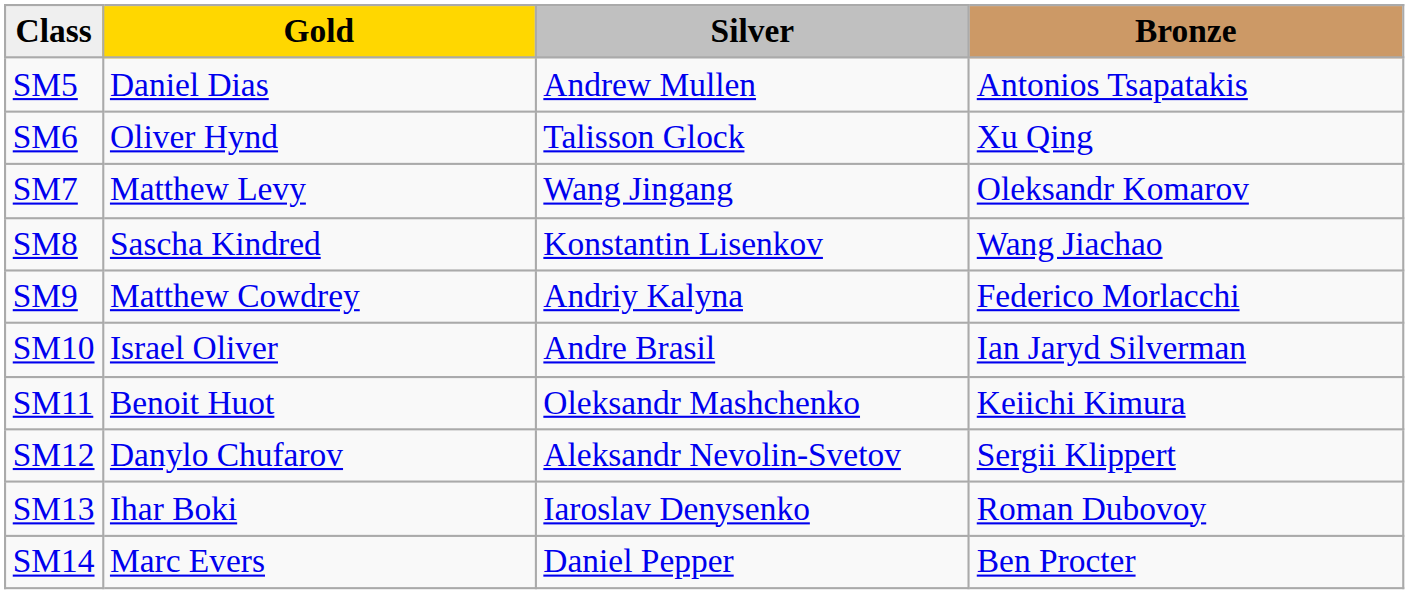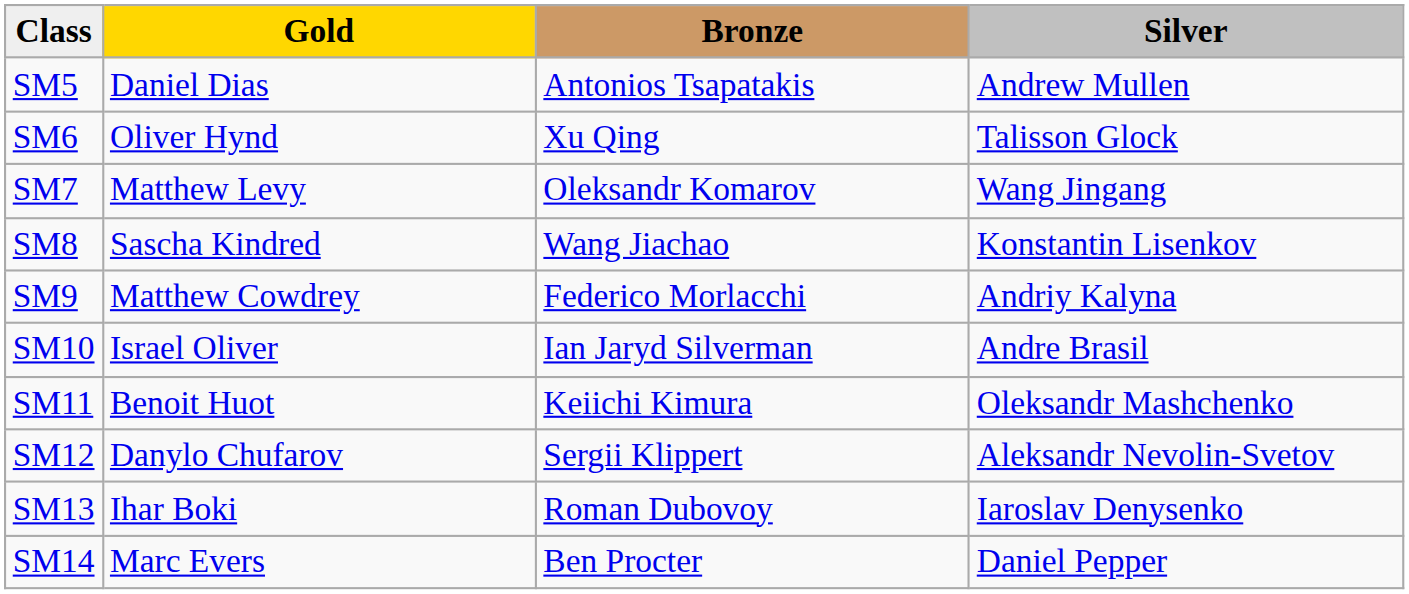columns swapped: (752, 31) <-> (1186, 31)
